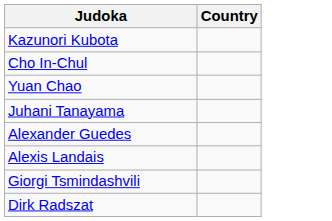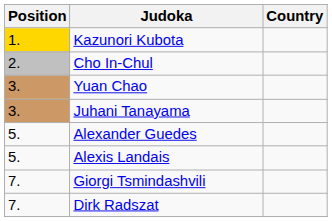+ column: (37, 16)
